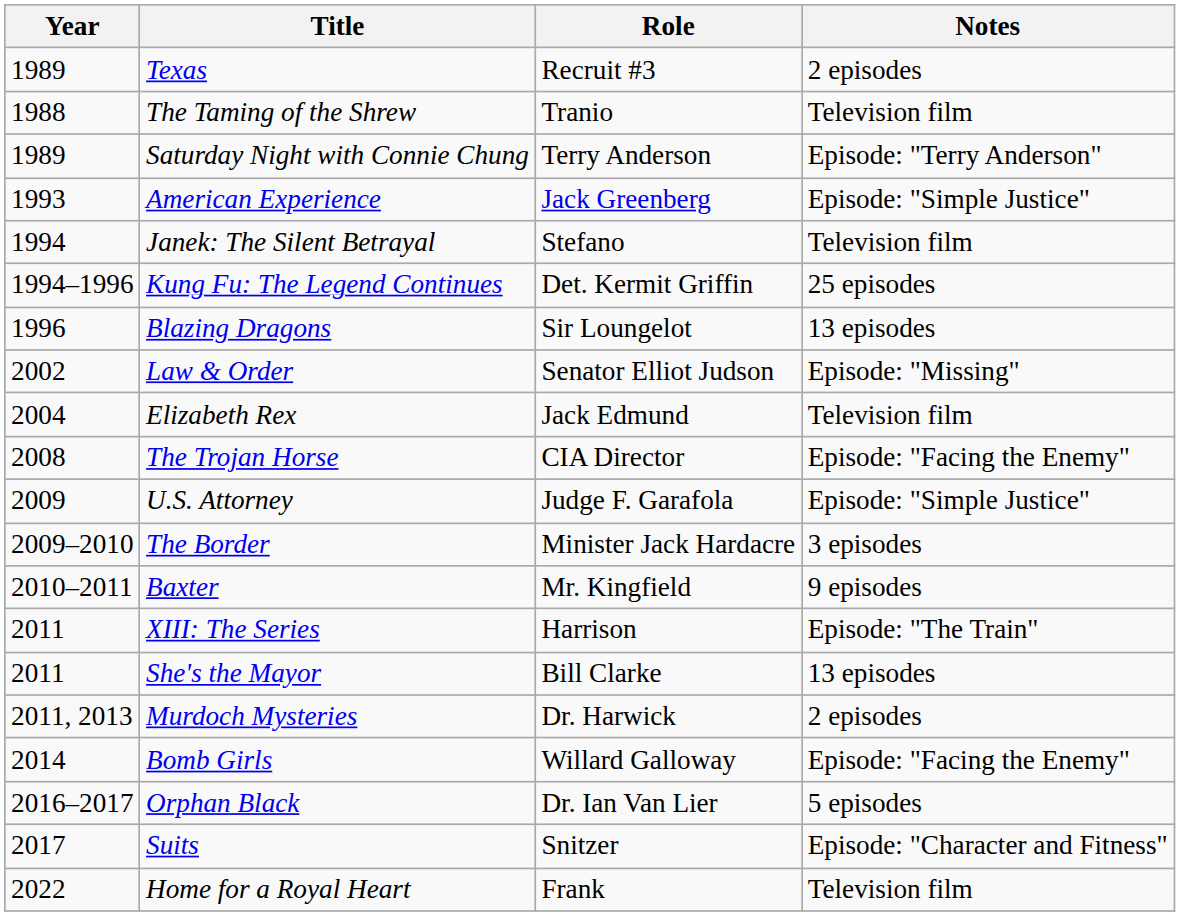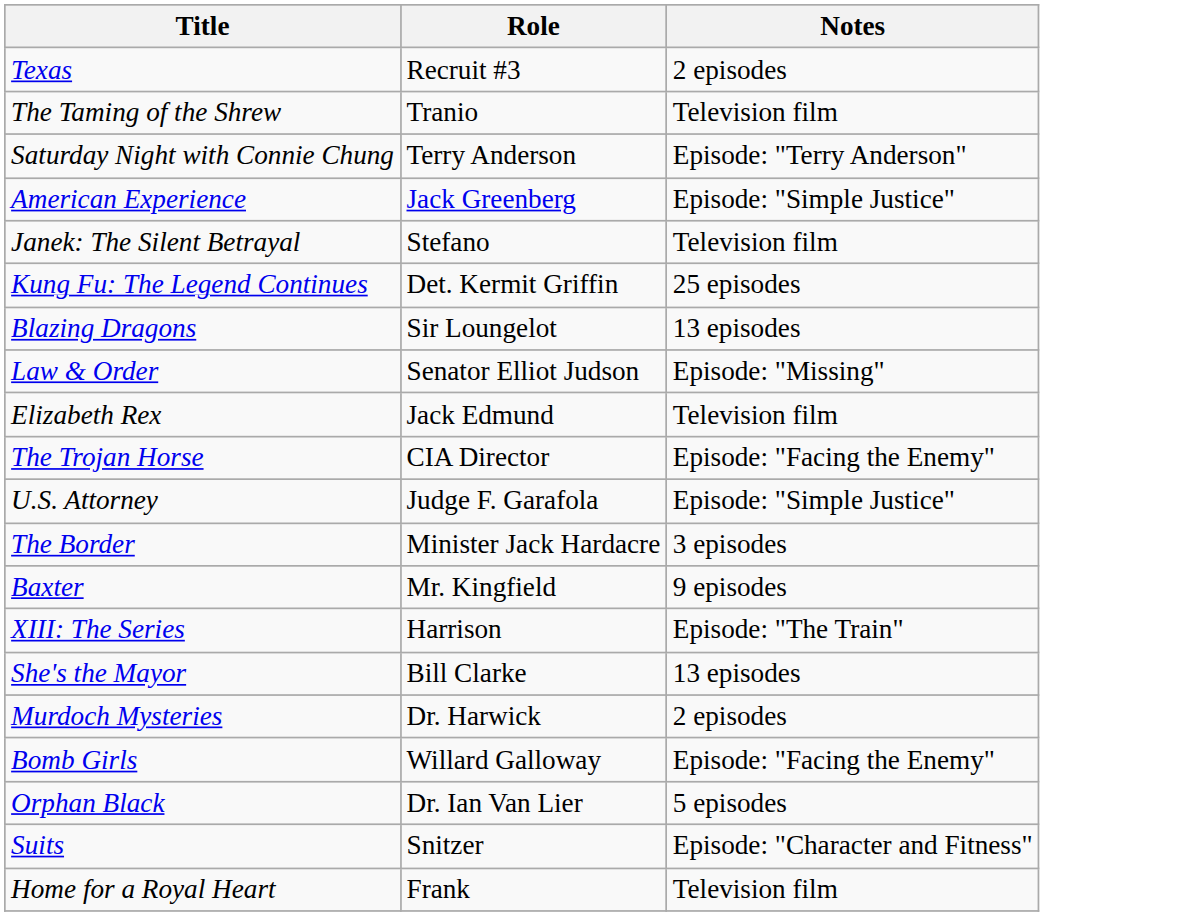- column: (72, 26)
